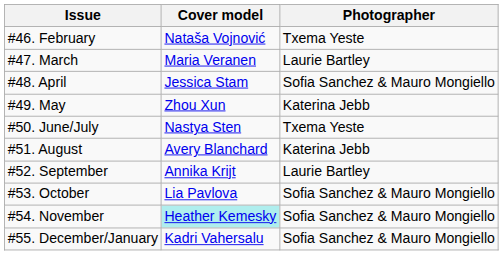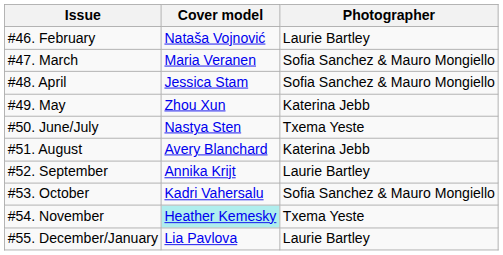(324, 37) Txema Yeste -> (326, 37) Laurie Bartley
(326, 60) Laurie Bartley -> (389, 60) Sofia Sanchez & Mauro Mongiello
(201, 194) Lia Pavlova -> (214, 194) Kadri Vahersalu
(389, 216) Sofia Sanchez & Mauro Mongiello -> (324, 216) Txema Yeste
(214, 238) Kadri Vahersalu -> (201, 238) Lia Pavlova
(389, 238) Sofia Sanchez & Mauro Mongiello -> (326, 238) Laurie Bartley
